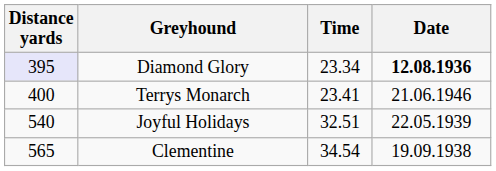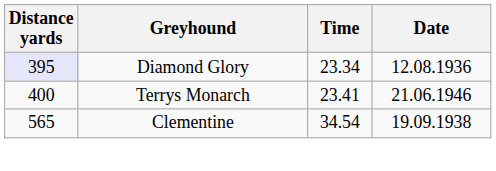(431, 66) bold -> (431, 66) normal
- row: (193, 123)
